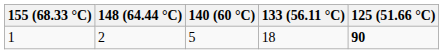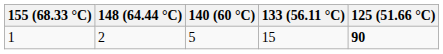(269, 37) 18 -> (269, 37) 15
